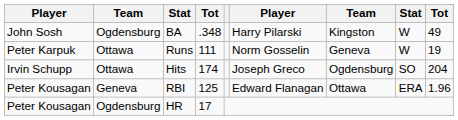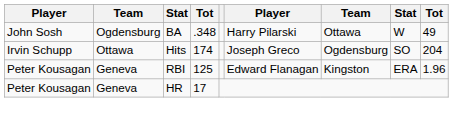(352, 32) Kingston -> (342, 32) Ottawa
- row: (180, 50)
(347, 87) Ottawa -> (347, 69) Kingston
(128, 106) Ogdensburg -> (117, 87) Geneva
